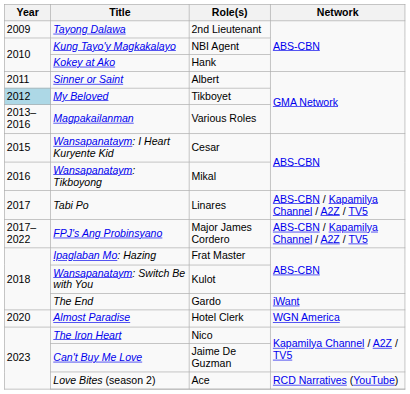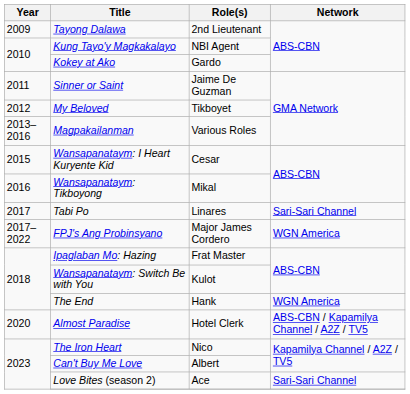(204, 63) Hank -> (206, 63) Gardo
(205, 79) Albert -> (214, 85) Jaime De Guzman
(19, 96) lightblue background -> (19, 108) no background
(325, 205) ABS-CBN / Kapamilya Channel / A2Z / TV5 -> (315, 211) Sari-Sari Channel
(325, 233) ABS-CBN / Kapamilya Channel / A2Z / TV5 -> (306, 233) WGN America
(206, 301) Gardo -> (204, 301) Hank
(286, 301) iWant -> (306, 301) WGN America
(306, 318) WGN America -> (325, 324) ABS-CBN / Kapamilya Channel / A2Z / TV5
(214, 358) Jaime De Guzman -> (205, 363) Albert
(336, 380) RCD Narratives (YouTube) -> (315, 380) Sari-Sari Channel
